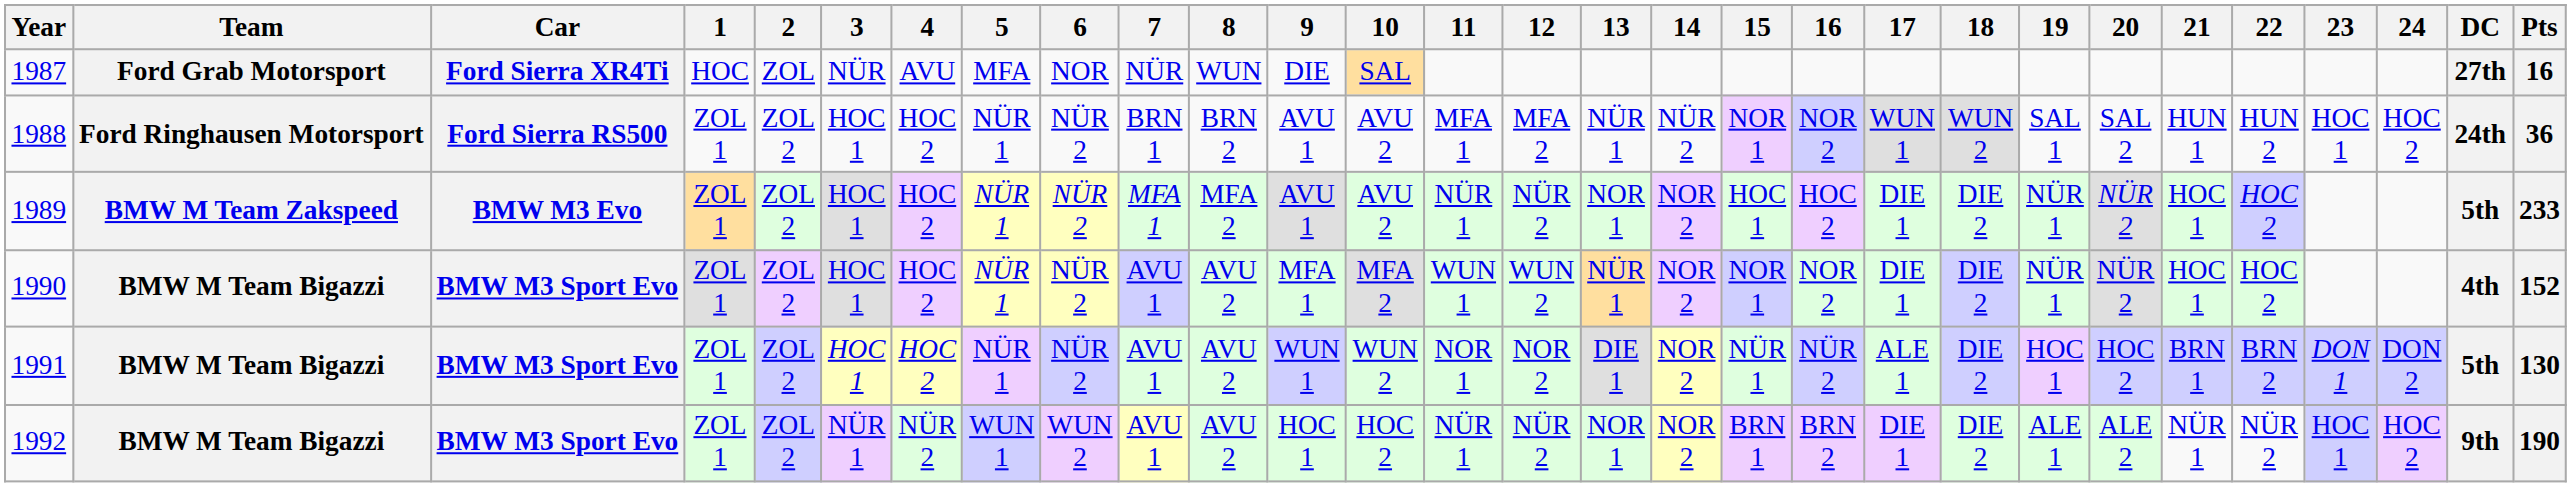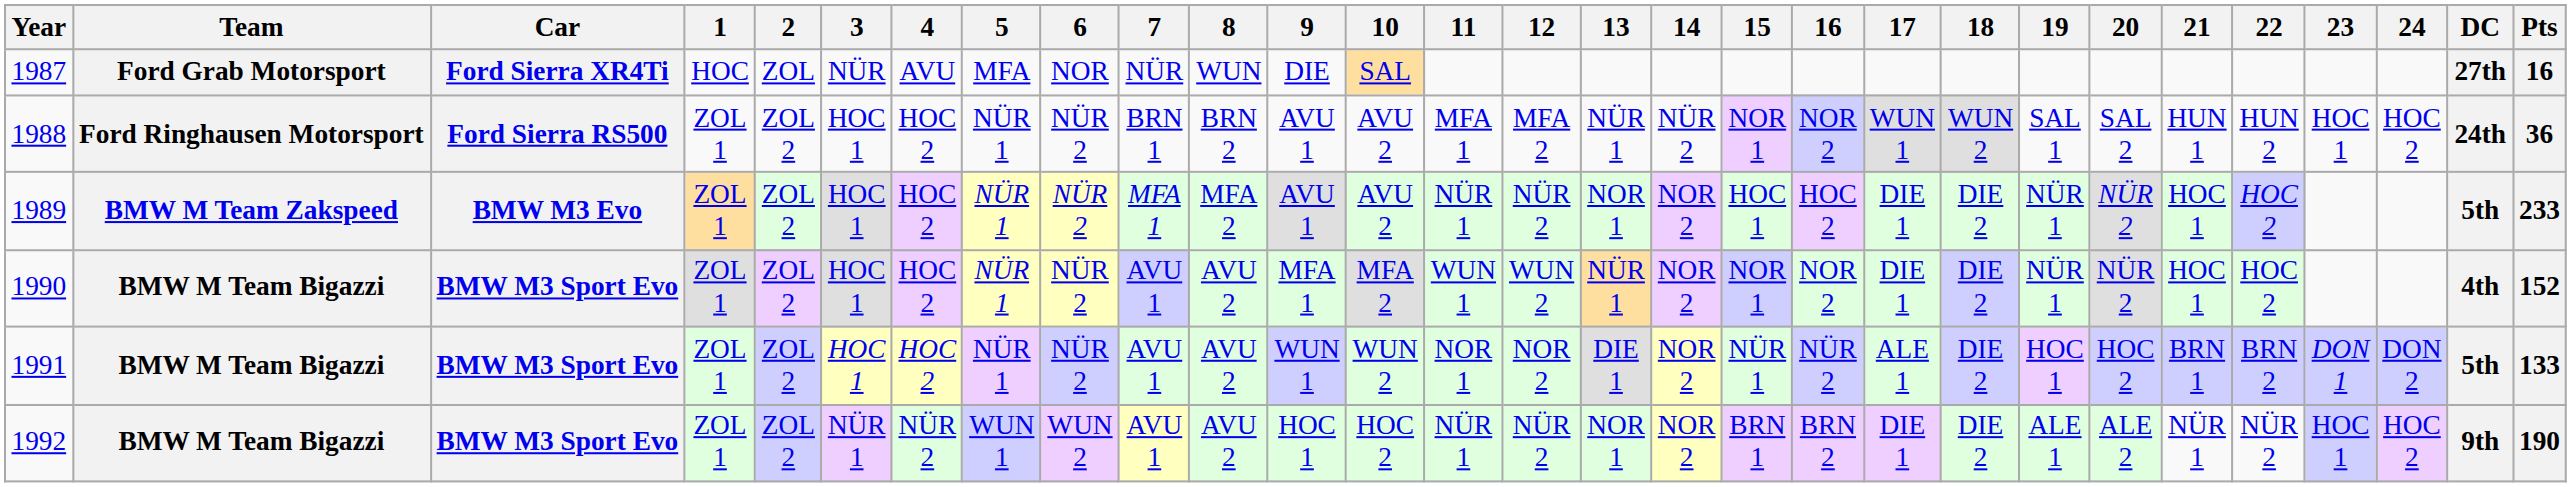(2540, 364) 130 -> (2540, 364) 133
